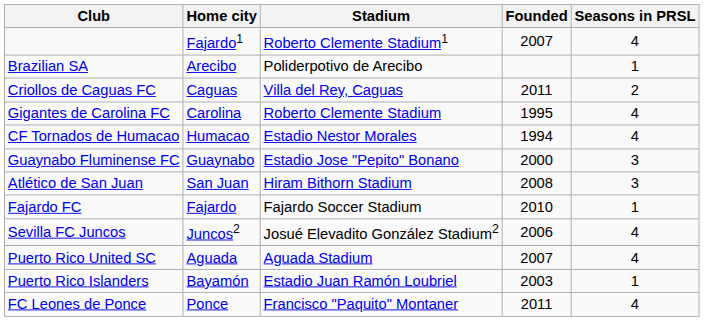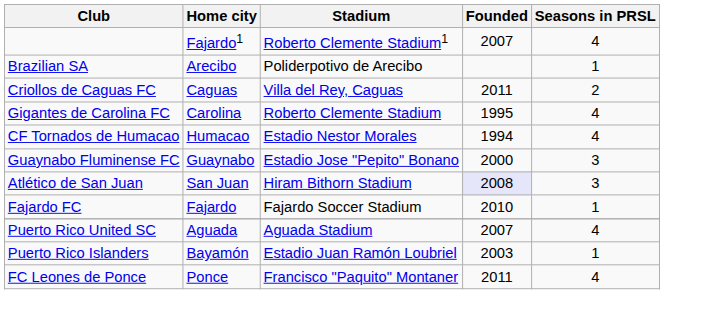(537, 183) no background -> (497, 183) lavender background
- row: (67, 232)
